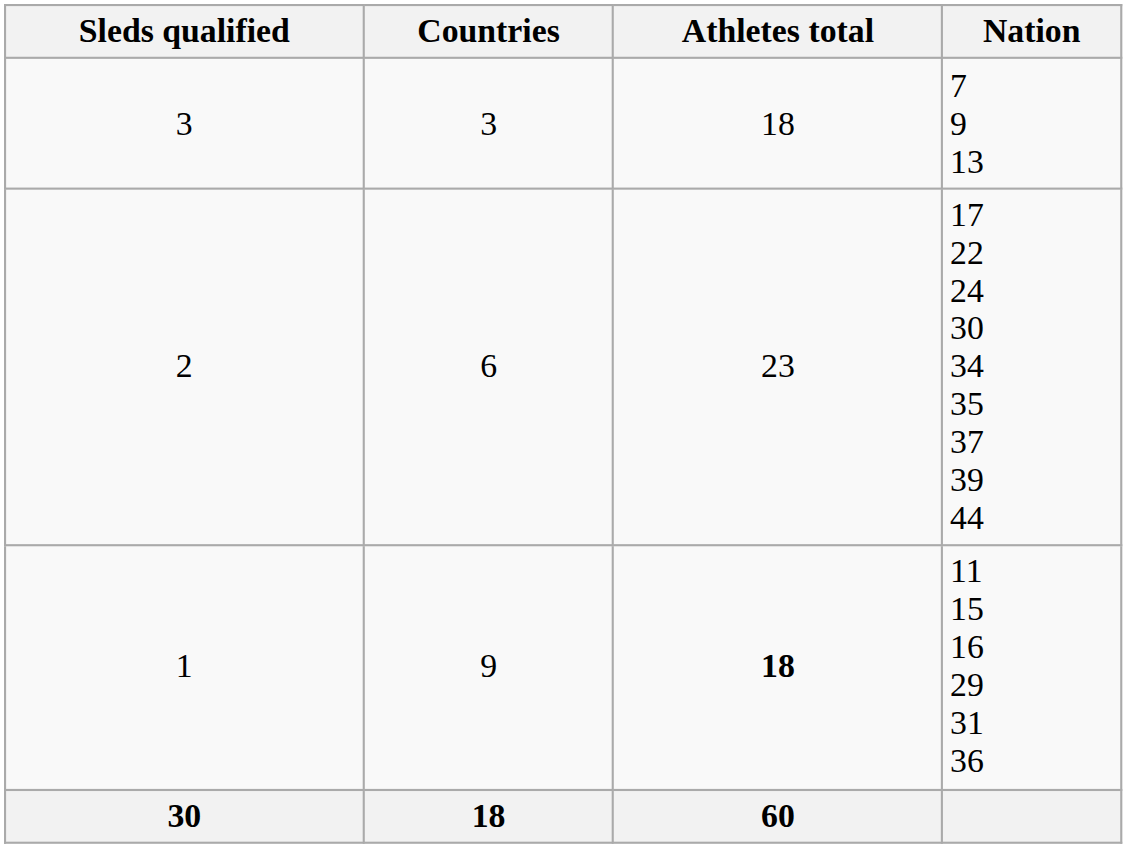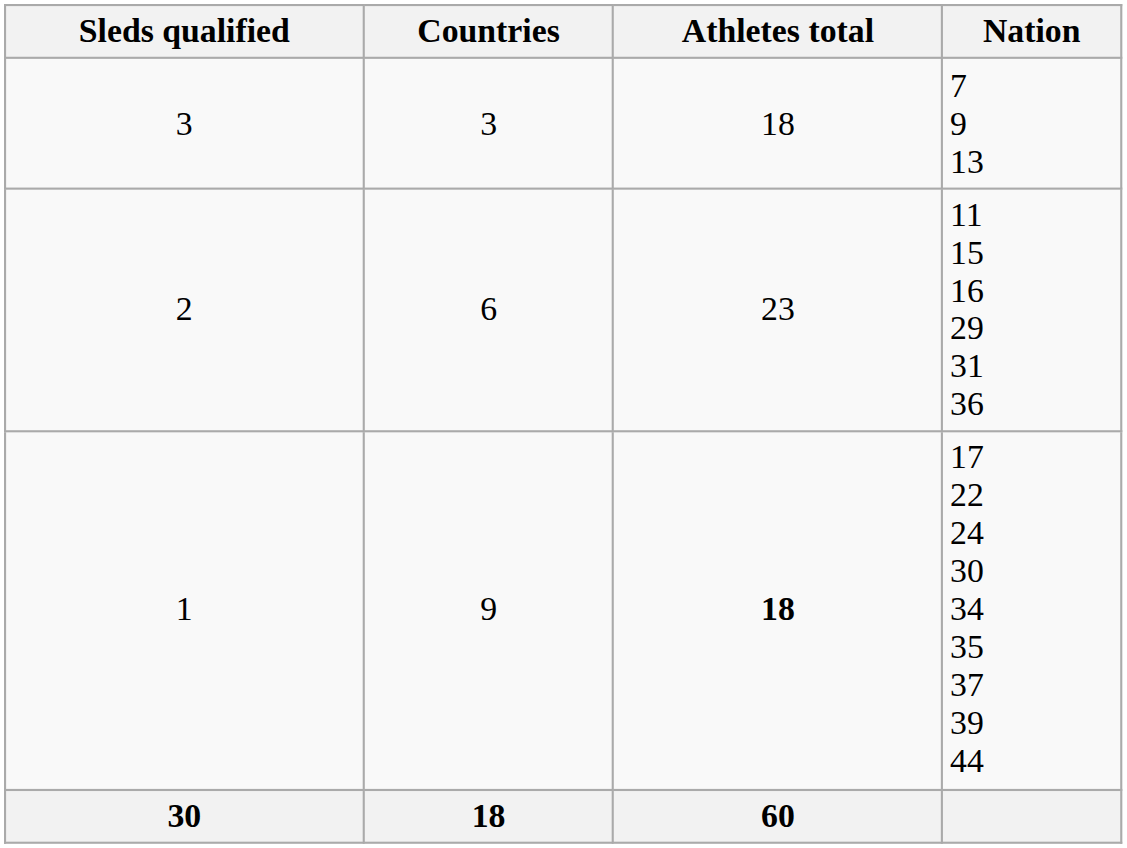(967, 366) 17 22 24 30 34 35 37 39 44 -> (967, 309) 11 15 16 29 31 36
(967, 666) 11 15 16 29 31 36 -> (967, 609) 17 22 24 30 34 35 37 39 44
